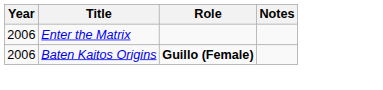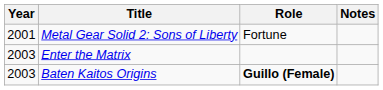+ row: (139, 34)
(21, 34) 2006 -> (21, 54) 2003
(21, 54) 2006 -> (21, 74) 2003
